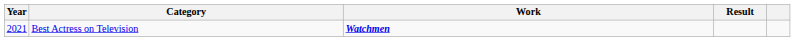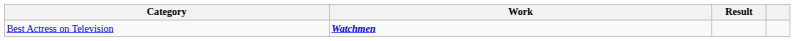- column: (17, 12)
